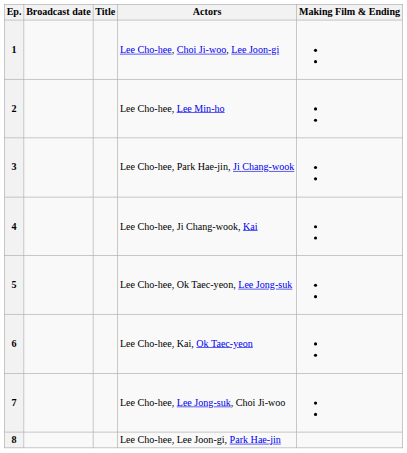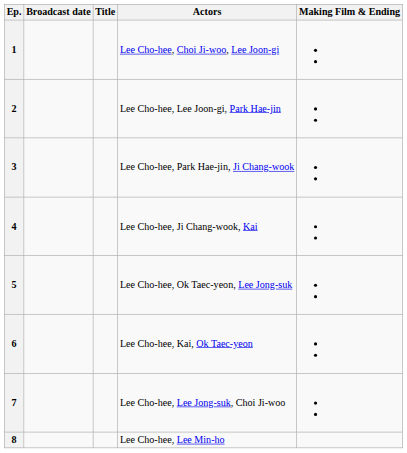(172, 108) Lee Cho-hee, Lee Min-ho -> (200, 108) Lee Cho-hee, Lee Joon-gi, Park Hae-jin
(200, 440) Lee Cho-hee, Lee Joon-gi, Park Hae-jin -> (172, 440) Lee Cho-hee, Lee Min-ho
